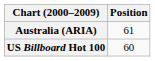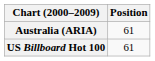(129, 47) 60 -> (129, 47) 61
